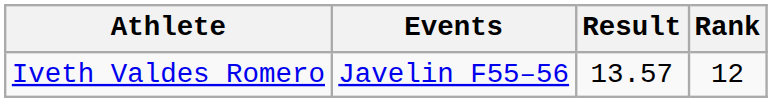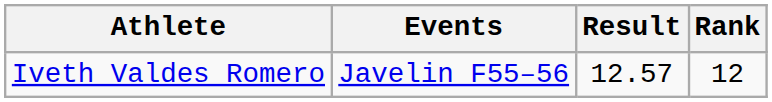(632, 74) 13.57 -> (632, 74) 12.57
